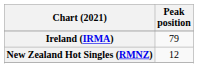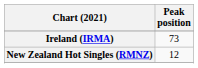(174, 39) 79 -> (174, 39) 73
